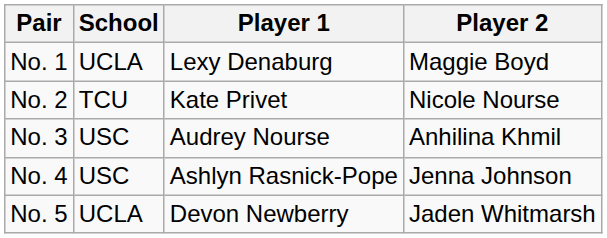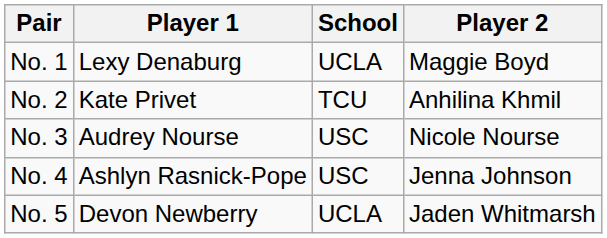columns swapped: (119, 23) <-> (284, 23)
(484, 99) Nicole Nourse -> (485, 99) Anhilina Khmil
(485, 137) Anhilina Khmil -> (484, 137) Nicole Nourse
